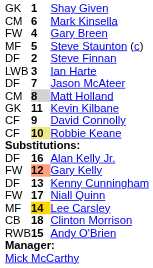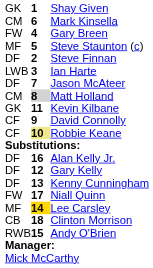(14, 170) FW -> (12, 170) DF
(37, 170) lightsalmon background -> (37, 170) no background
